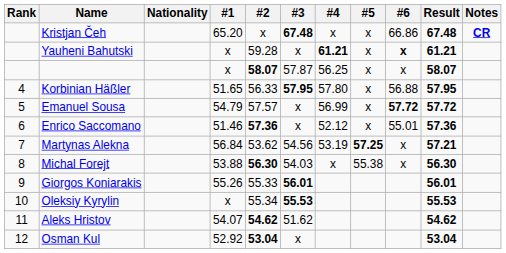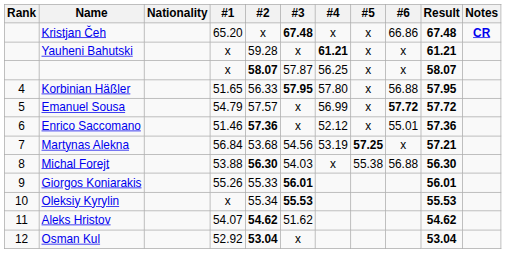(403, 51) bold -> (403, 51) normal
(263, 145) 53.62 -> (263, 145) 53.68
(403, 164) x -> (403, 164) 56.88
